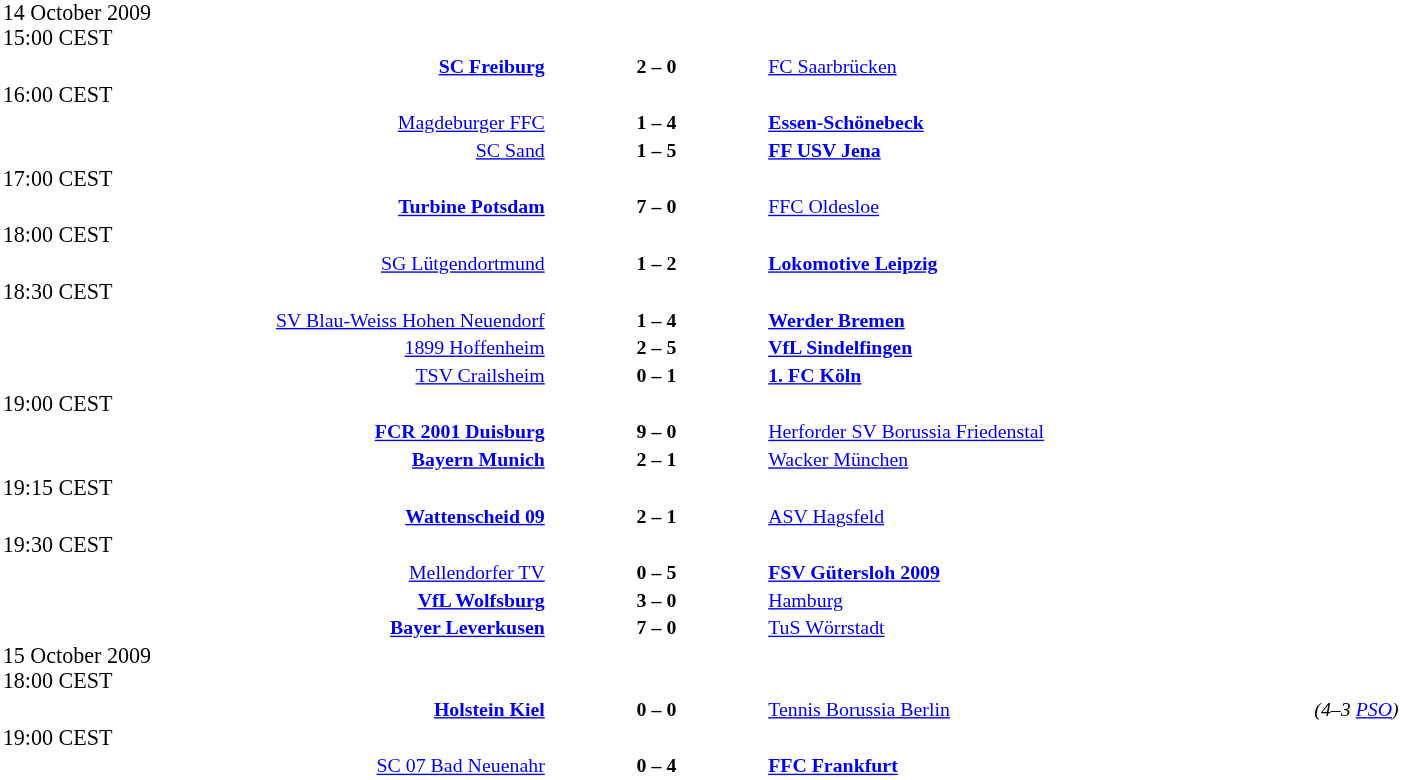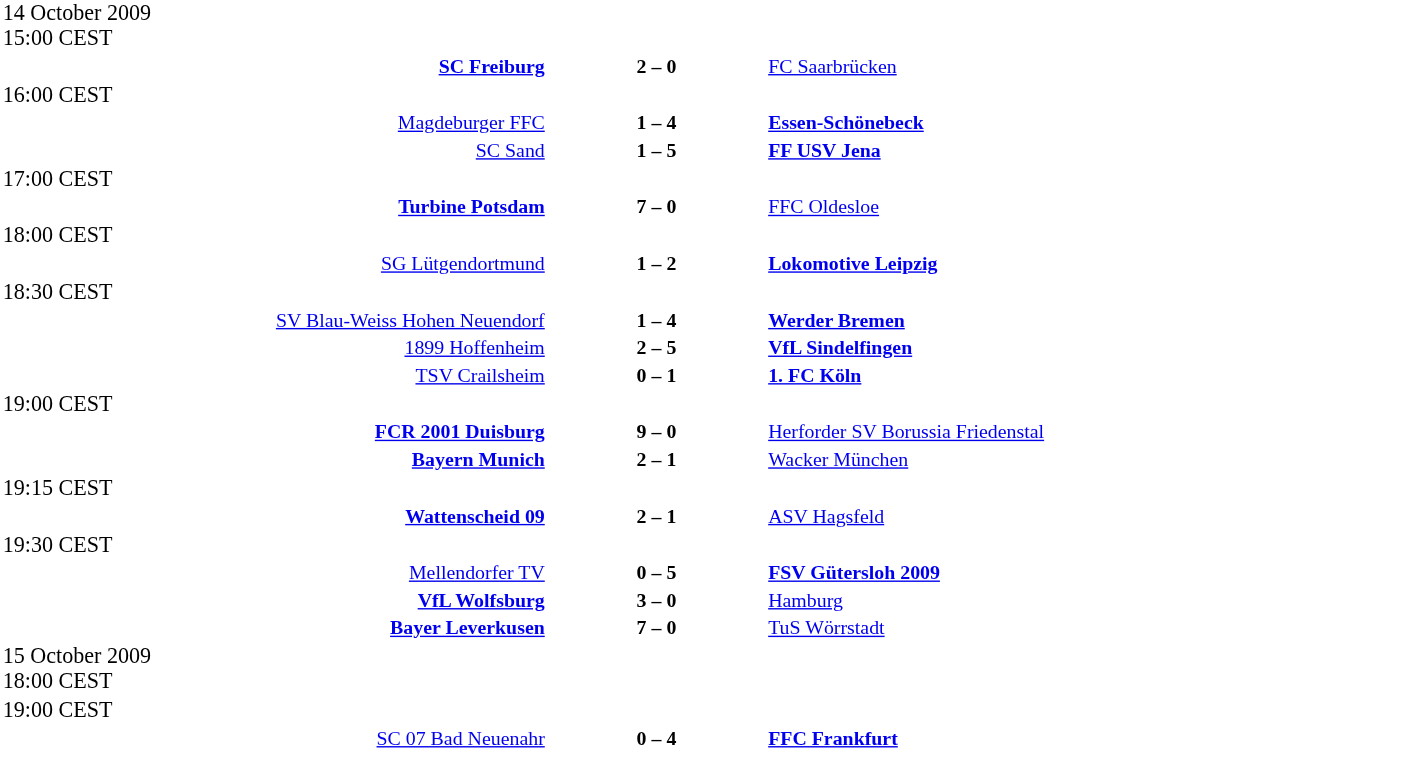- row: (489, 709)
